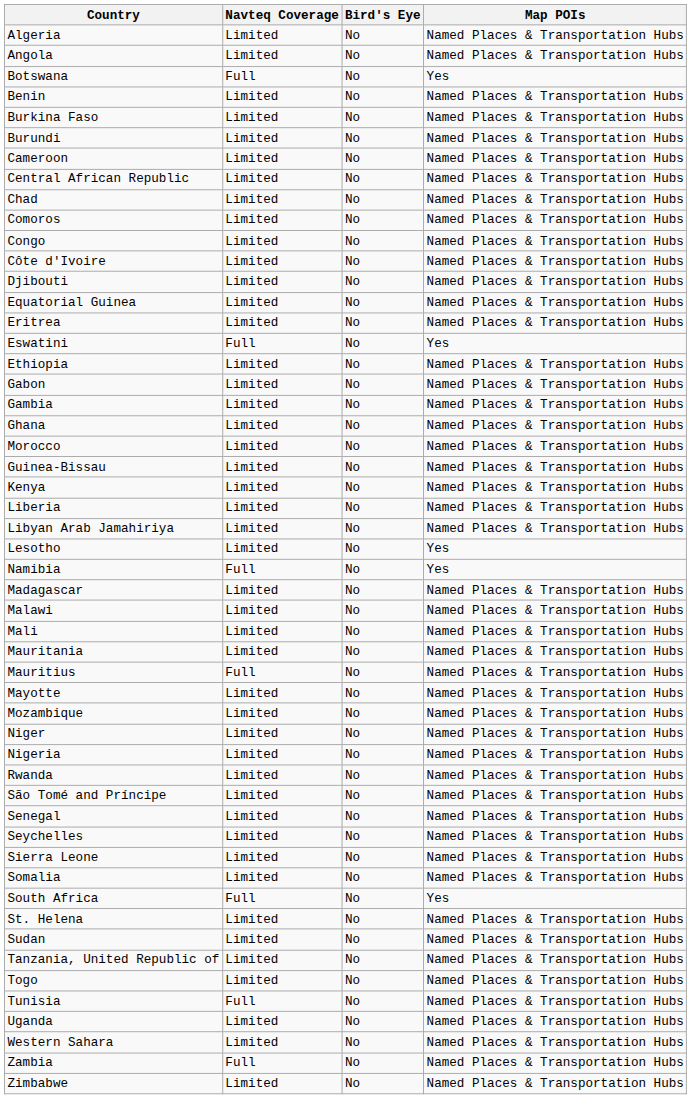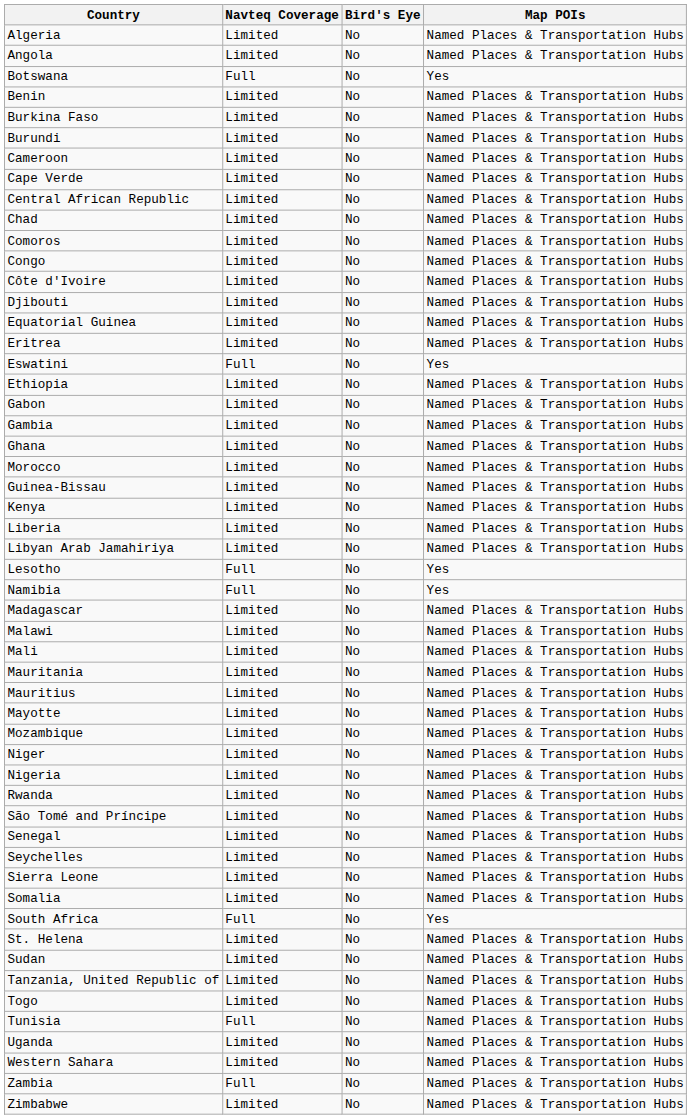+ row: (45, 179)
(252, 549) Limited -> (241, 570) Full
(241, 672) Full -> (252, 693) Limited
